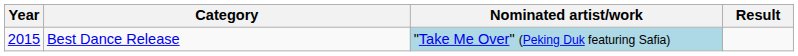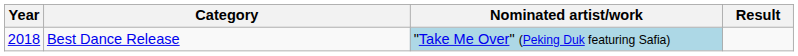(24, 39) 2015 -> (24, 39) 2018
